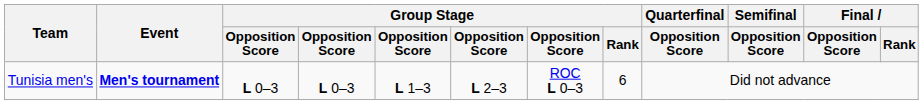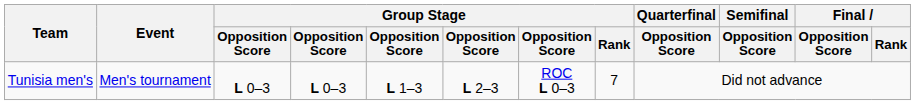(159, 81) bold -> (155, 81) normal
(623, 81) 6 -> (614, 81) 7
